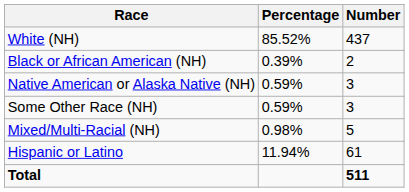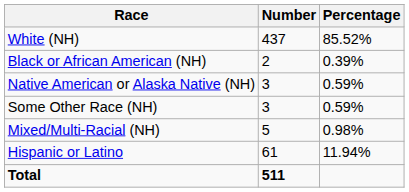columns swapped: (373, 15) <-> (301, 15)
